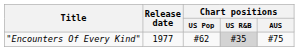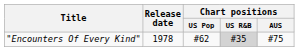(163, 39) 1977 -> (163, 39) 1978
